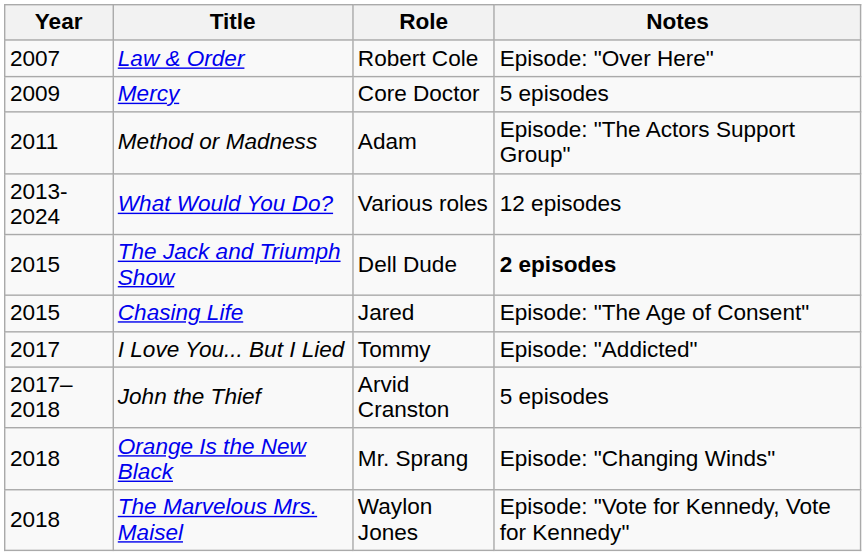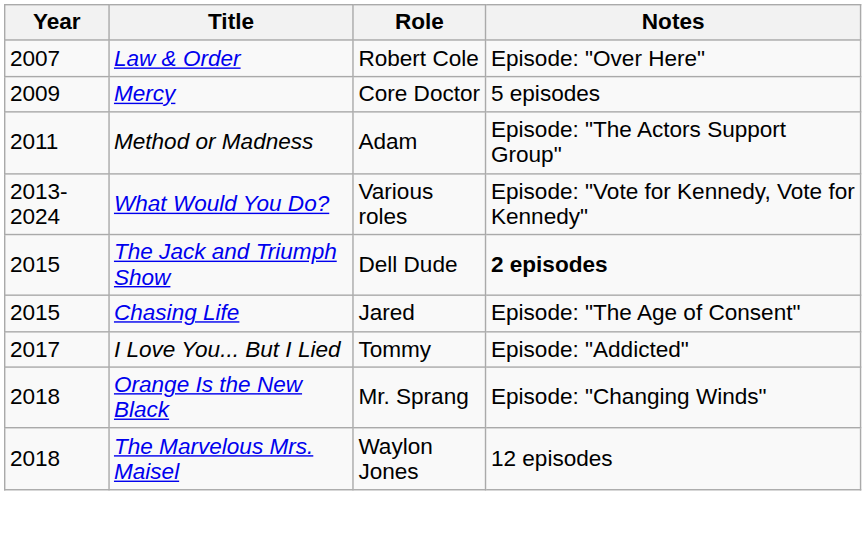(561, 203) 12 episodes -> (673, 203) Episode: "Vote for Kennedy, Vote for Kennedy"
- row: (189, 397)
(665, 519) Episode: "Vote for Kennedy, Vote for Kennedy" -> (552, 458) 12 episodes
